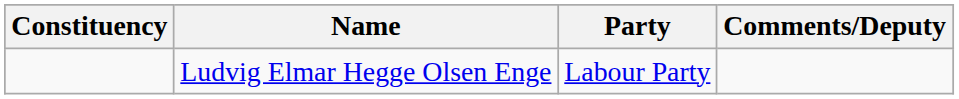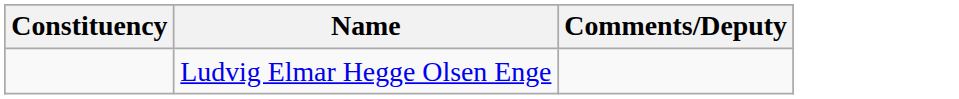- column: (637, 26)
